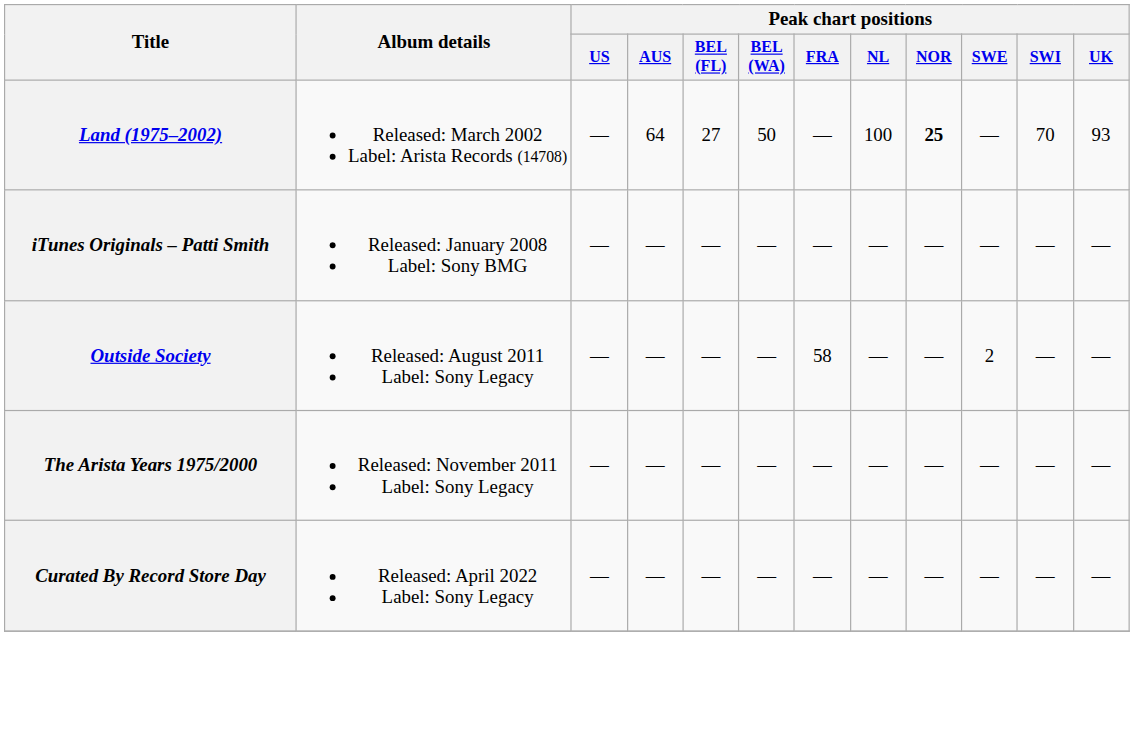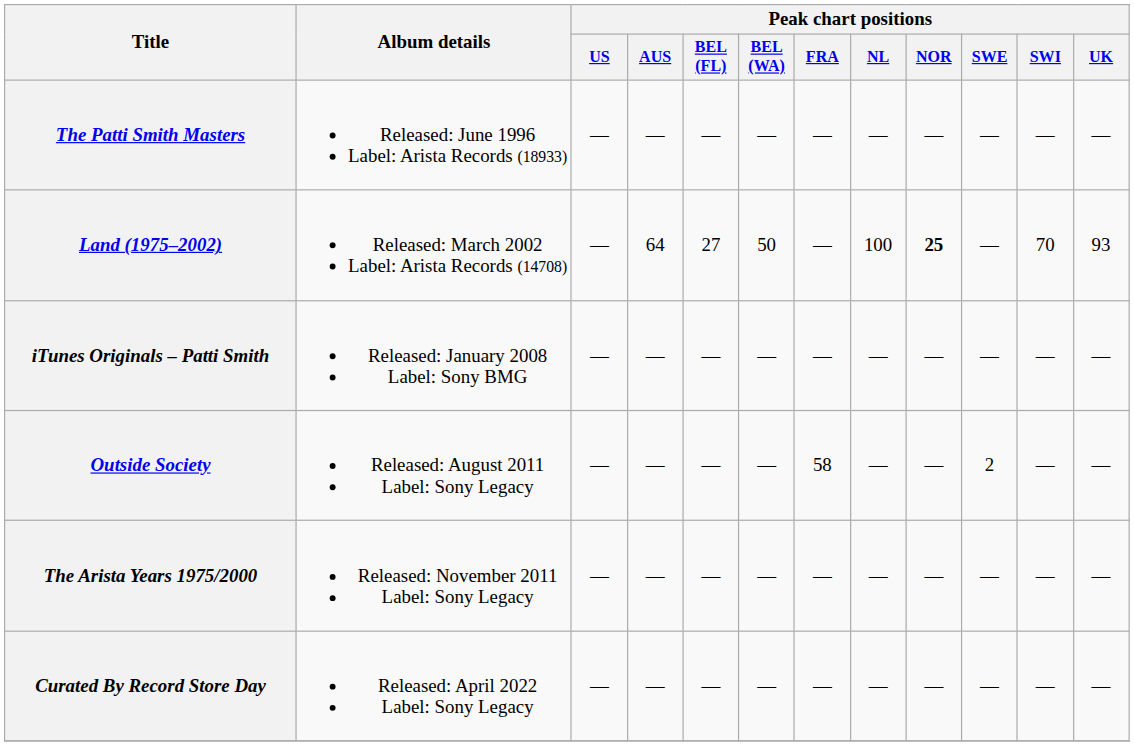+ row: (151, 134)
